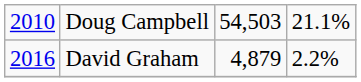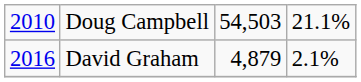(315, 58) 2.2% -> (315, 58) 2.1%
